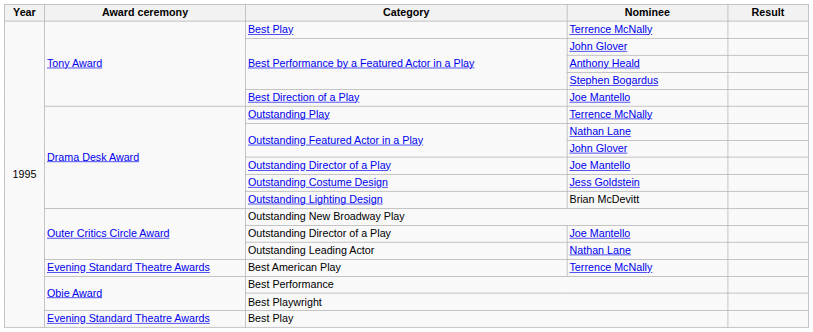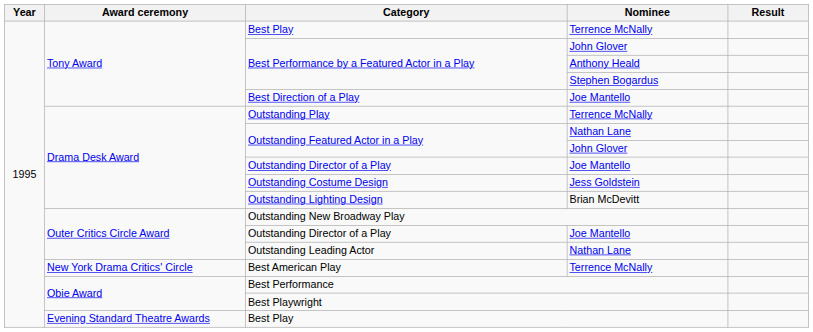(128, 268) Evening Standard Theatre Awards -> (120, 268) New York Drama Critics' Circle
